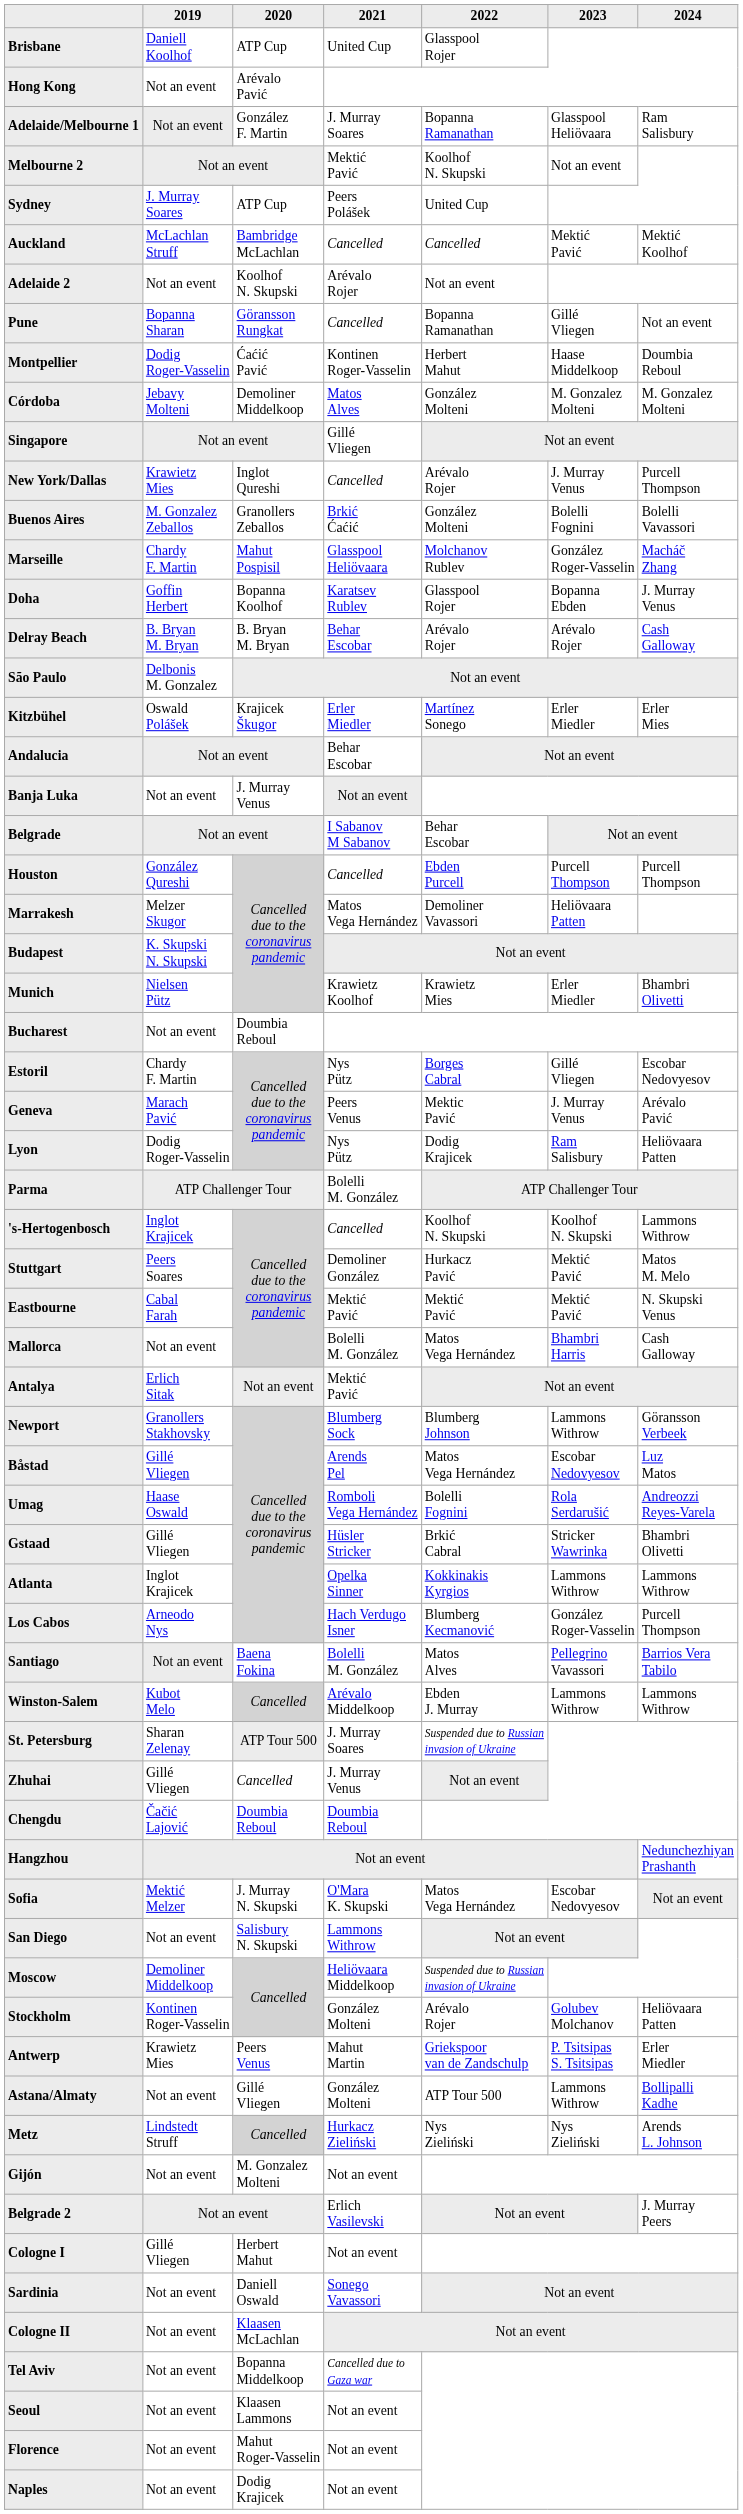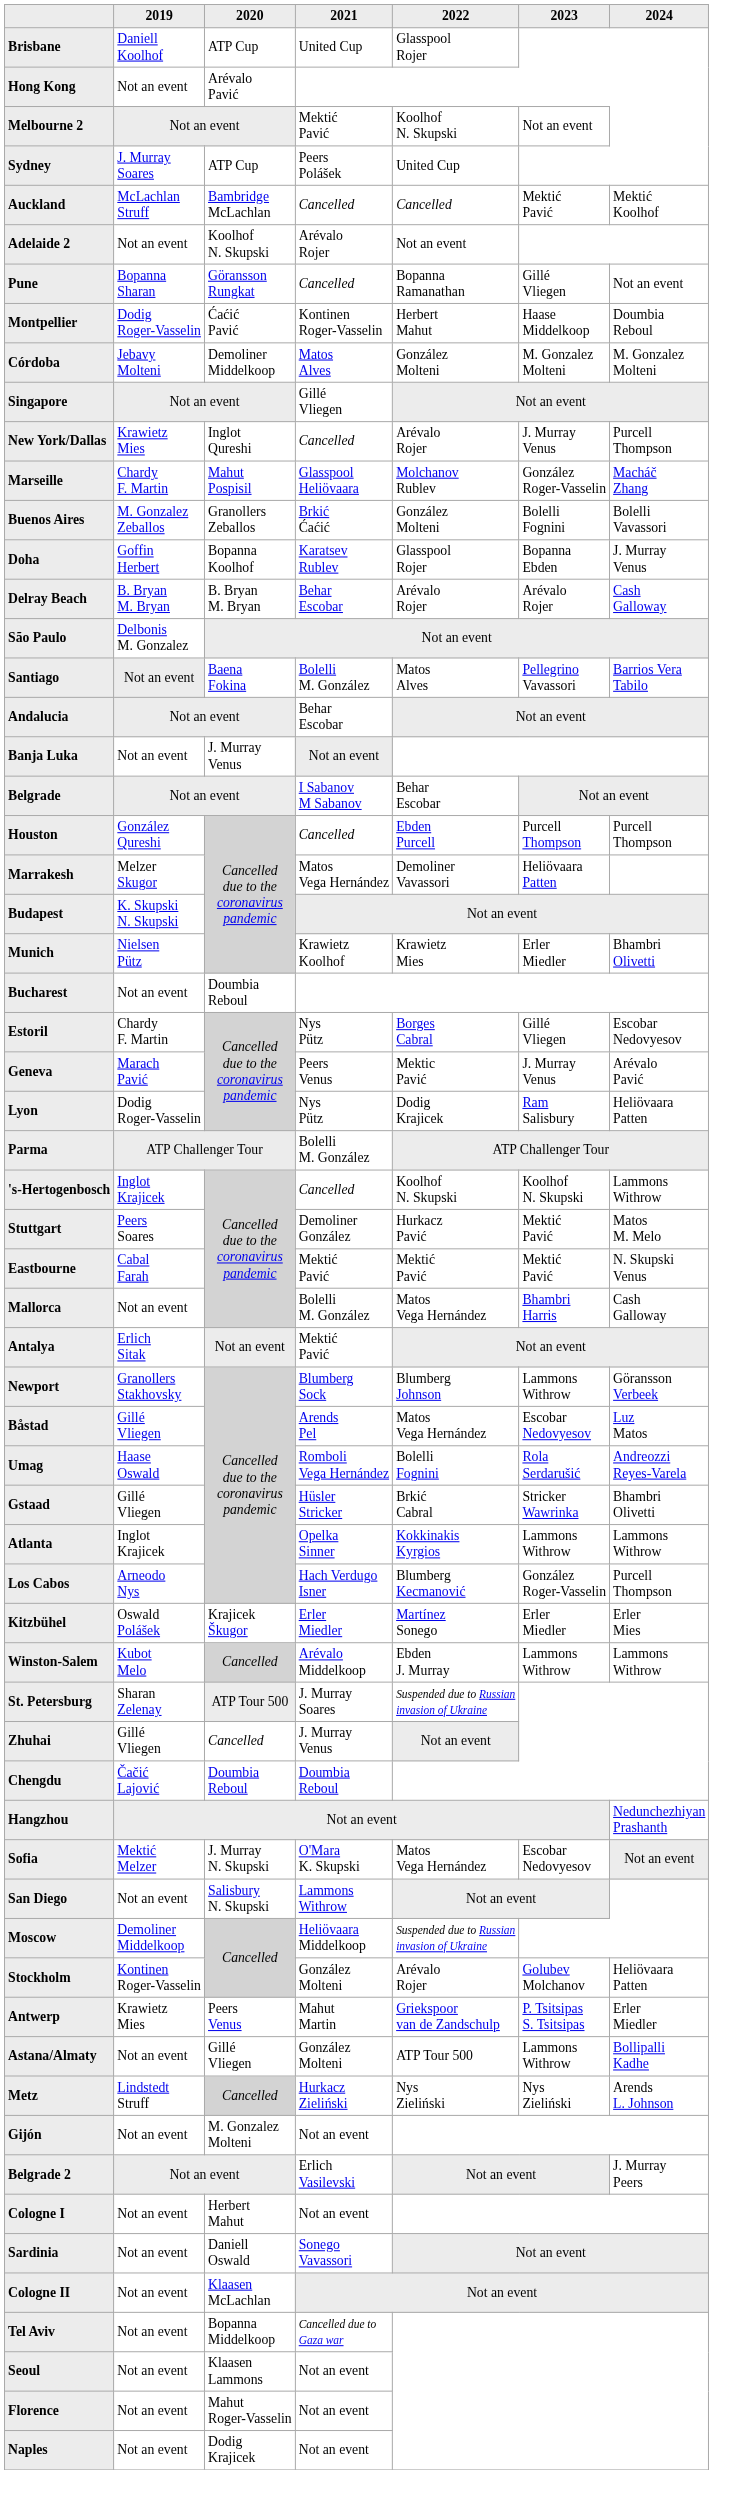- row: (73, 126)
rows swapped: (35, 559) <-> (46, 520)
rows swapped: (34, 1662) <-> (37, 717)
(168, 2253) Gillé Vliegen -> (152, 2213) Not an event
